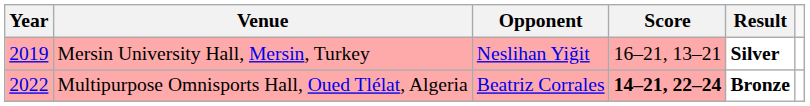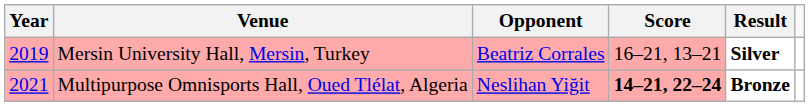(533, 53) Neslihan Yiğit -> (541, 53) Beatriz Corrales
(29, 85) 2022 -> (29, 85) 2021
(541, 85) Beatriz Corrales -> (533, 85) Neslihan Yiğit
